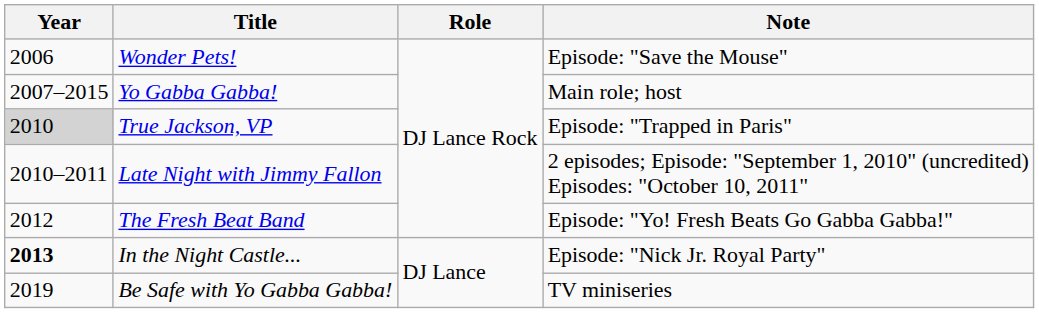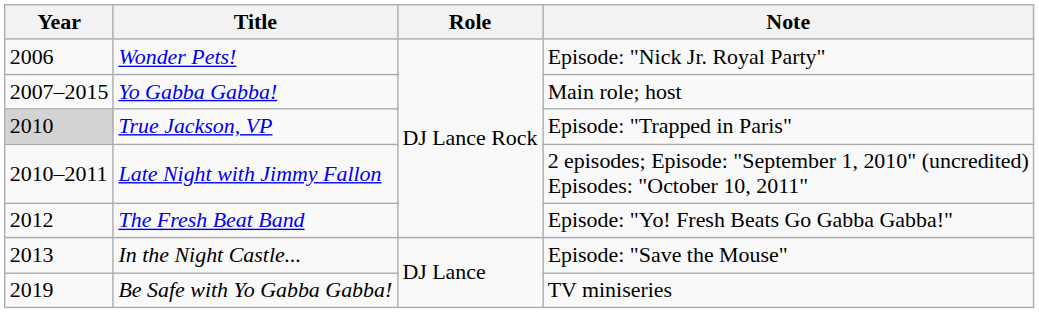(668, 56) Episode: "Save the Mouse" -> (687, 56) Episode: "Nick Jr. Royal Party"
(32, 255) bold -> (32, 255) normal
(687, 255) Episode: "Nick Jr. Royal Party" -> (668, 255) Episode: "Save the Mouse"
